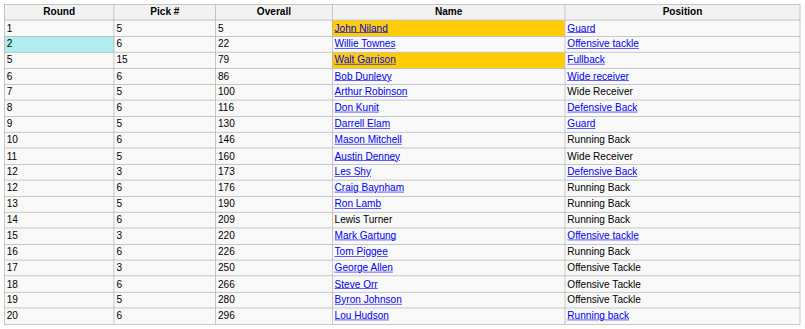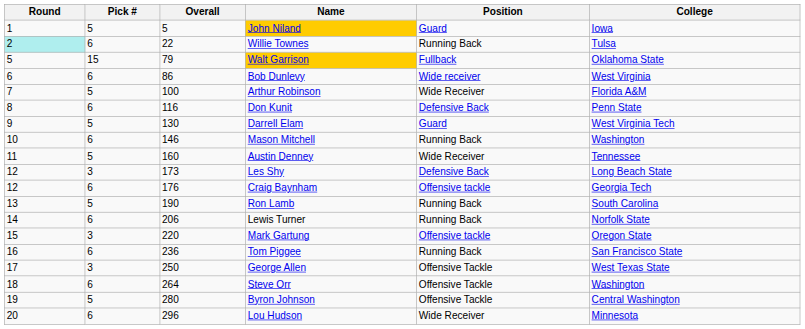+ column: (695, 12)
(603, 44) Offensive tackle -> (450, 44) Running Back
(599, 188) Running Back -> (455, 188) Offensive tackle
(226, 220) 209 -> (170, 220) 206
(226, 252) 226 -> (170, 252) 236
(226, 284) 266 -> (170, 284) 264
(598, 316) Running back -> (452, 316) Wide Receiver
